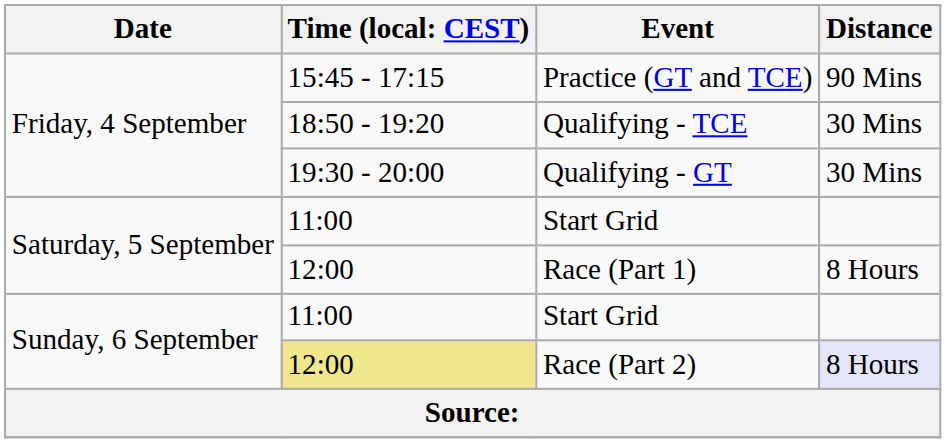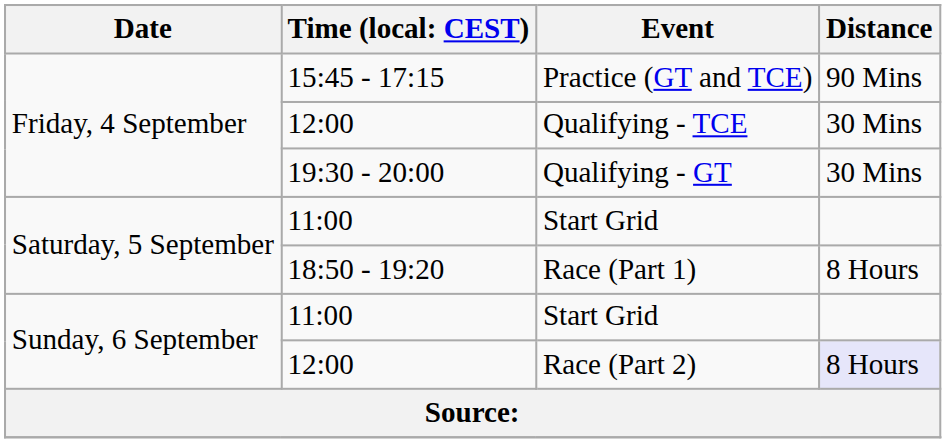(366, 124) 18:50 - 19:20 -> (321, 124) 12:00
(321, 268) 12:00 -> (366, 268) 18:50 - 19:20
(321, 364) khaki background -> (321, 364) no background
